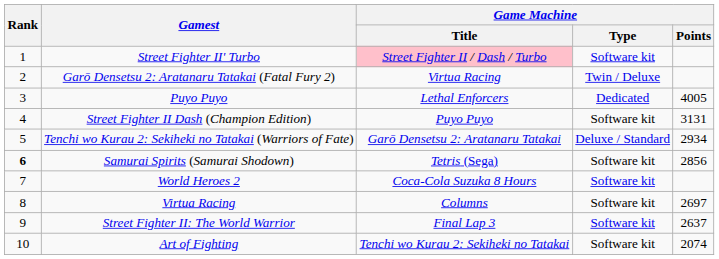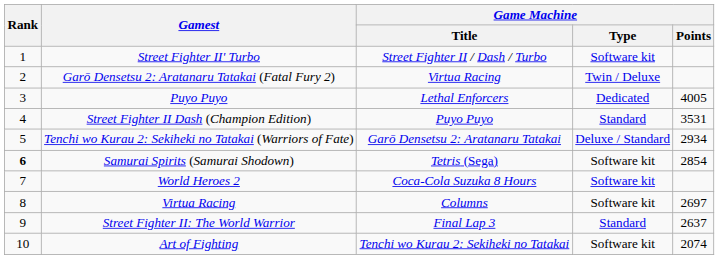(464, 56) pink background -> (464, 56) no background
(623, 118) Software kit -> (623, 118) Standard
(694, 118) 3131 -> (694, 118) 3531
(694, 160) 2856 -> (694, 160) 2854
(623, 222) Software kit -> (623, 222) Standard
